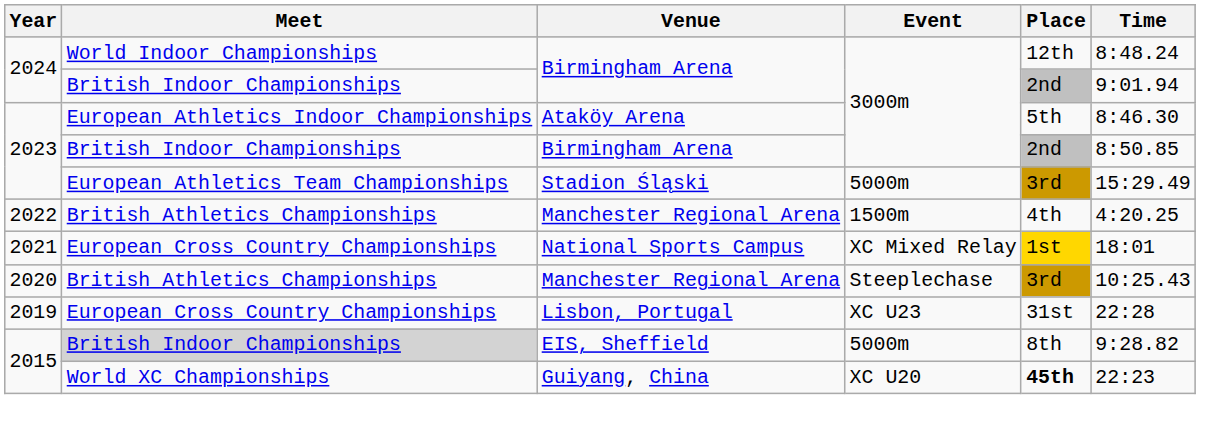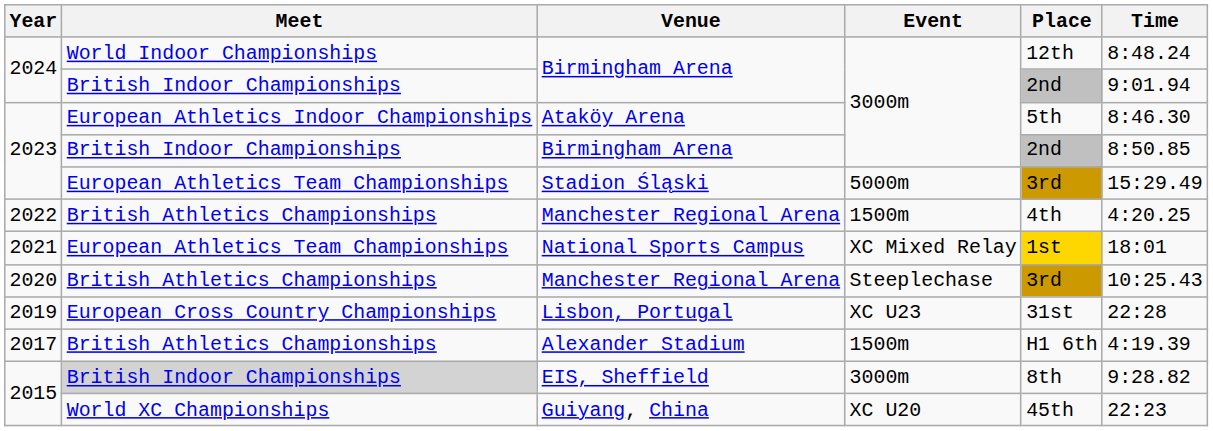(282, 248) European Cross Country Championships -> (288, 248) European Athletics Team Championships
+ row: (33, 345)
(879, 345) 5000m -> (879, 378) 3000m
(1050, 378) bold -> (1050, 410) normal
